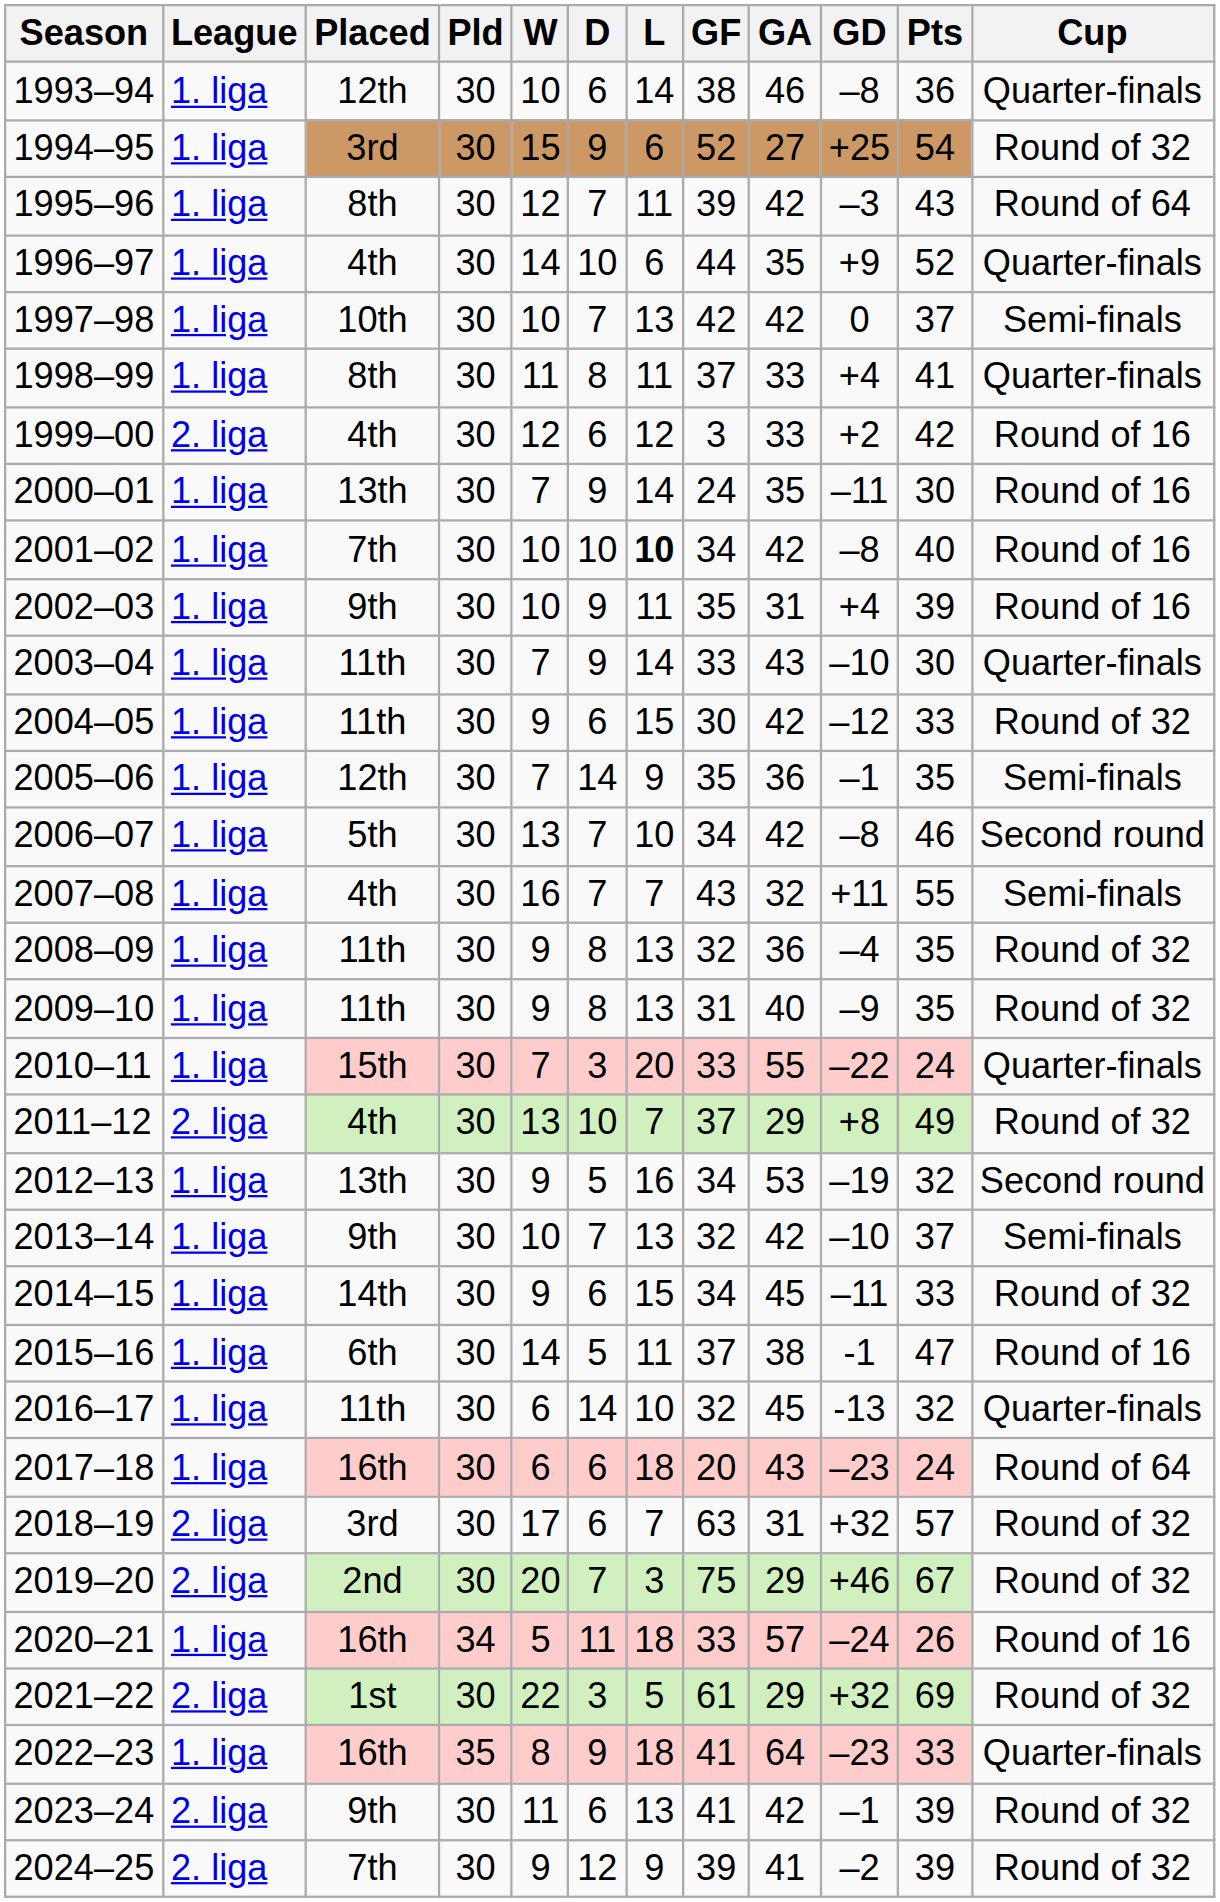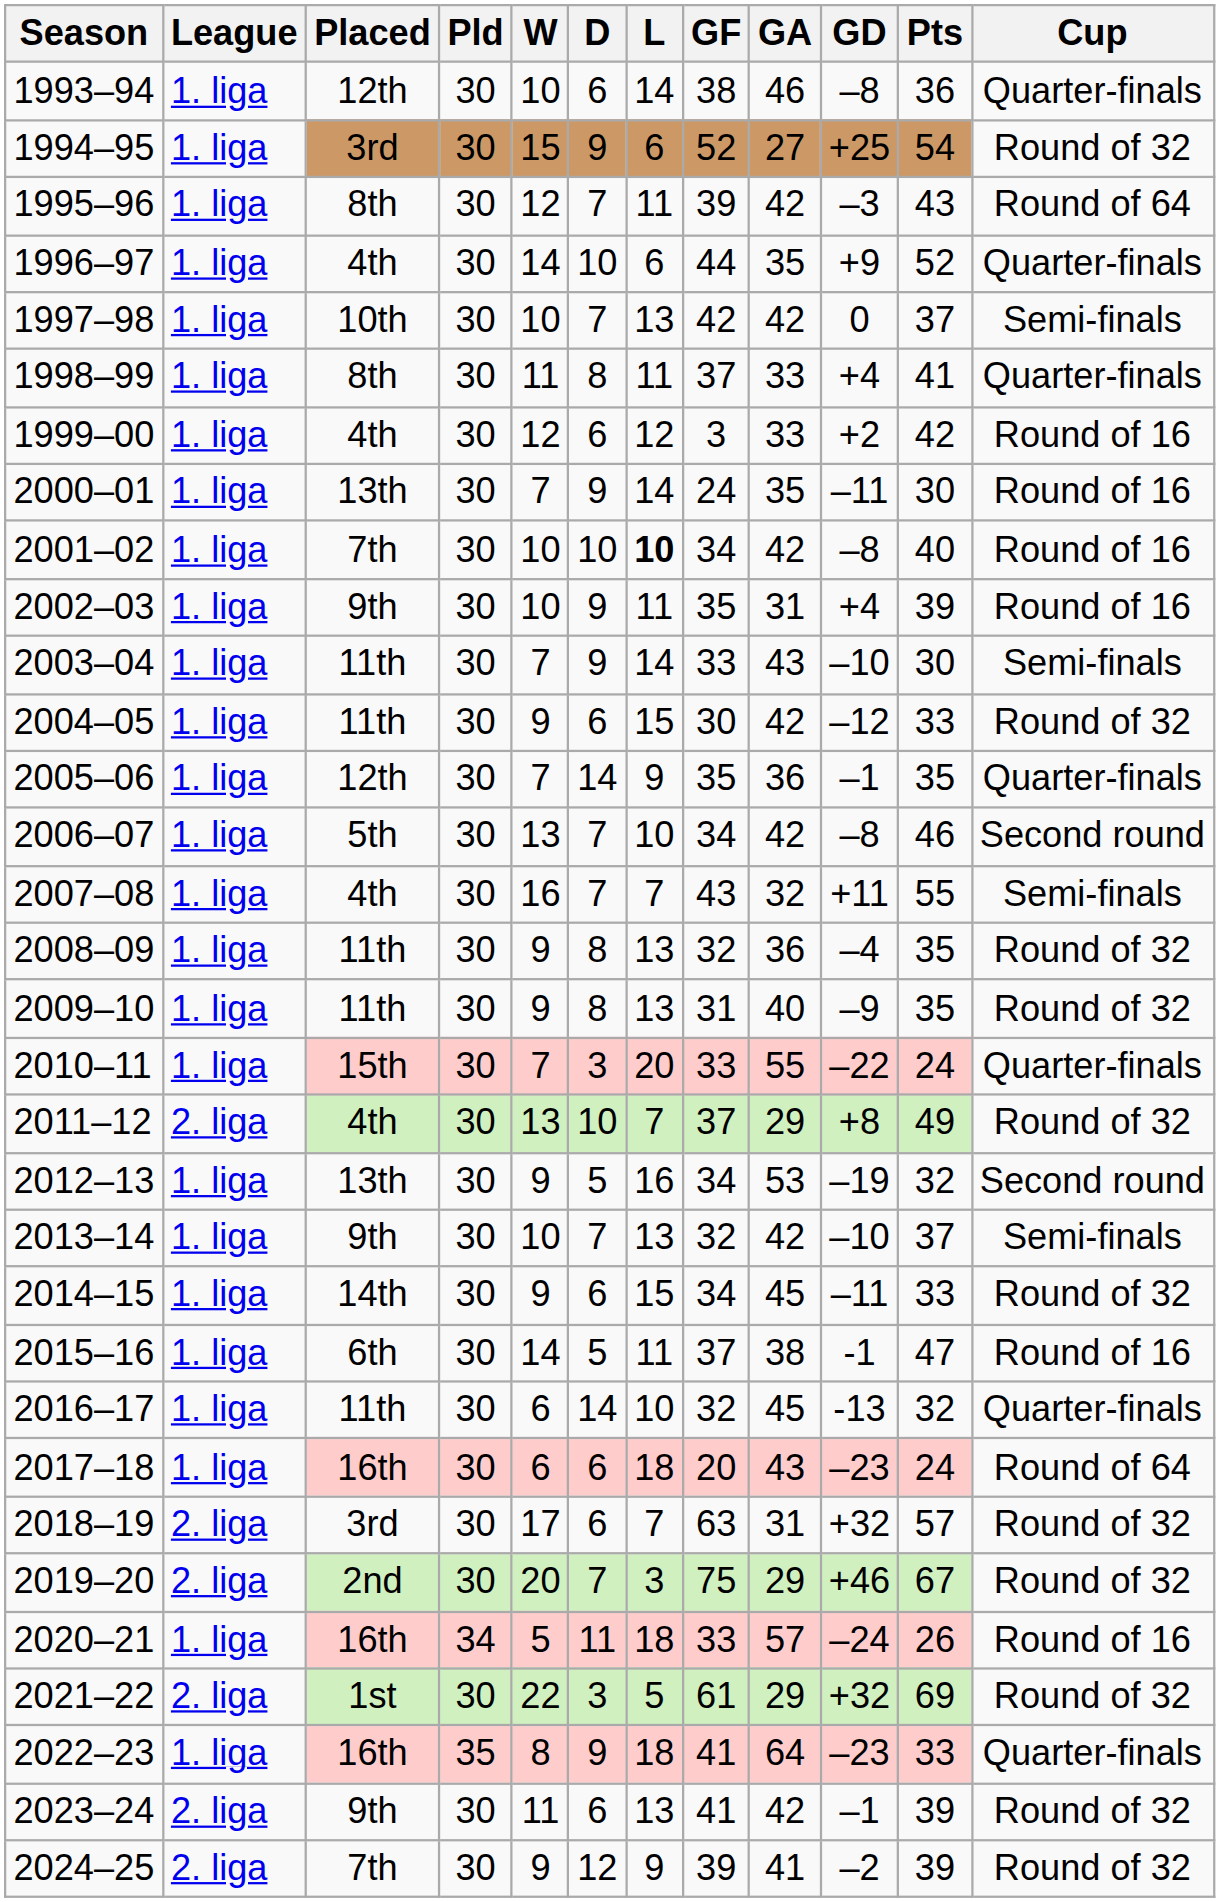(219, 434) 2. liga -> (219, 434) 1. liga
(1092, 663) Quarter-finals -> (1092, 663) Semi-finals
(1092, 778) Semi-finals -> (1092, 778) Quarter-finals
